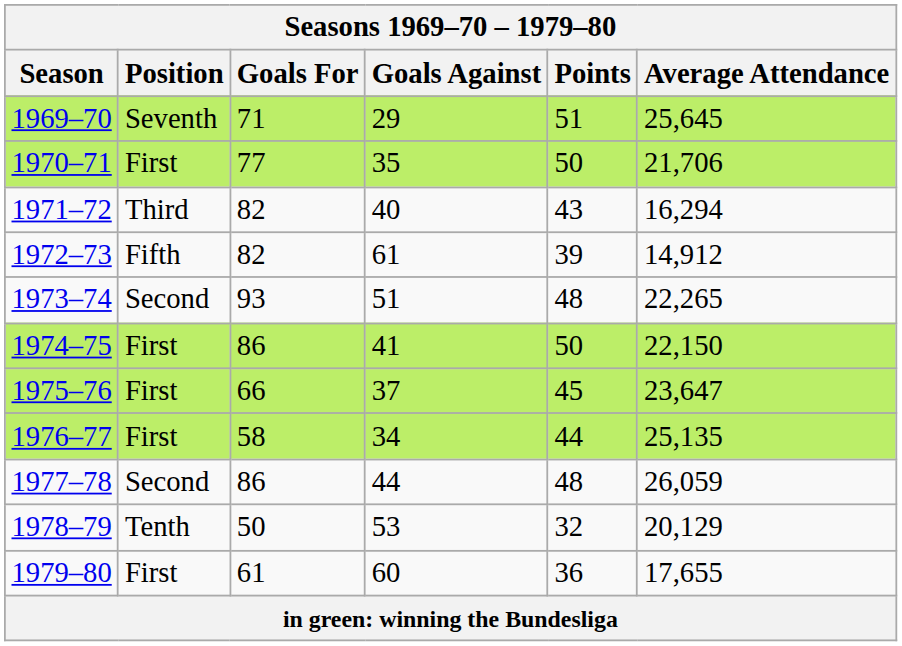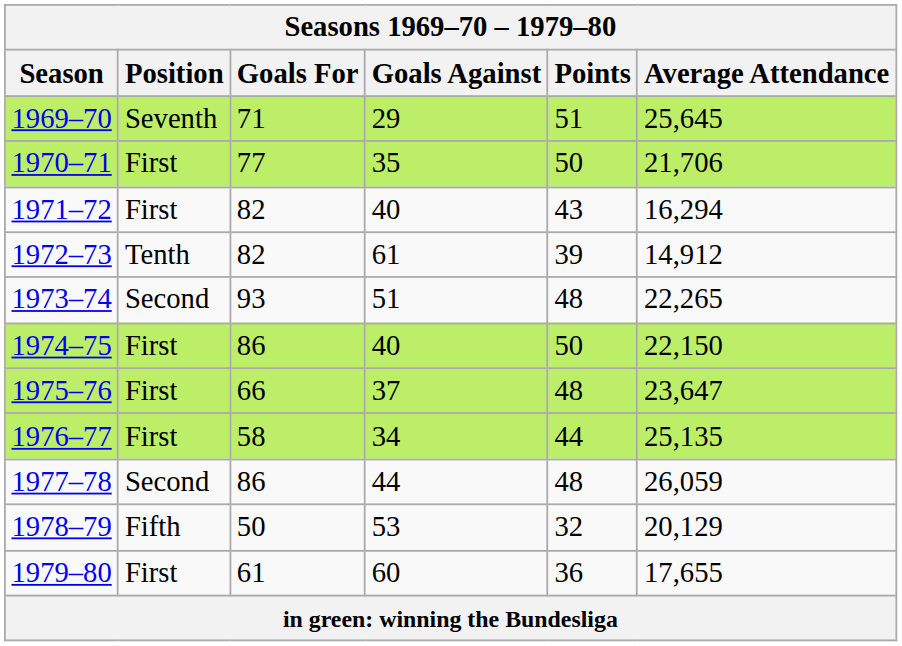(157, 208) Third -> (151, 208) First
(153, 254) Fifth -> (157, 254) Tenth
(386, 345) 41 -> (386, 345) 40
(569, 390) 45 -> (569, 390) 48
(157, 526) Tenth -> (153, 526) Fifth
